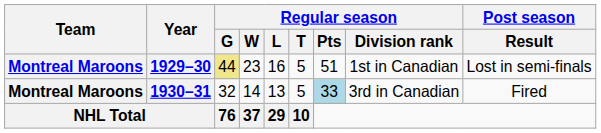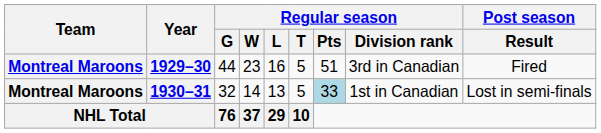(227, 67) khaki background -> (227, 67) no background
(404, 67) 1st in Canadian -> (404, 67) 3rd in Canadian
(529, 67) Lost in semi-finals -> (529, 67) Fired
(404, 91) 3rd in Canadian -> (404, 91) 1st in Canadian
(529, 91) Fired -> (529, 91) Lost in semi-finals
